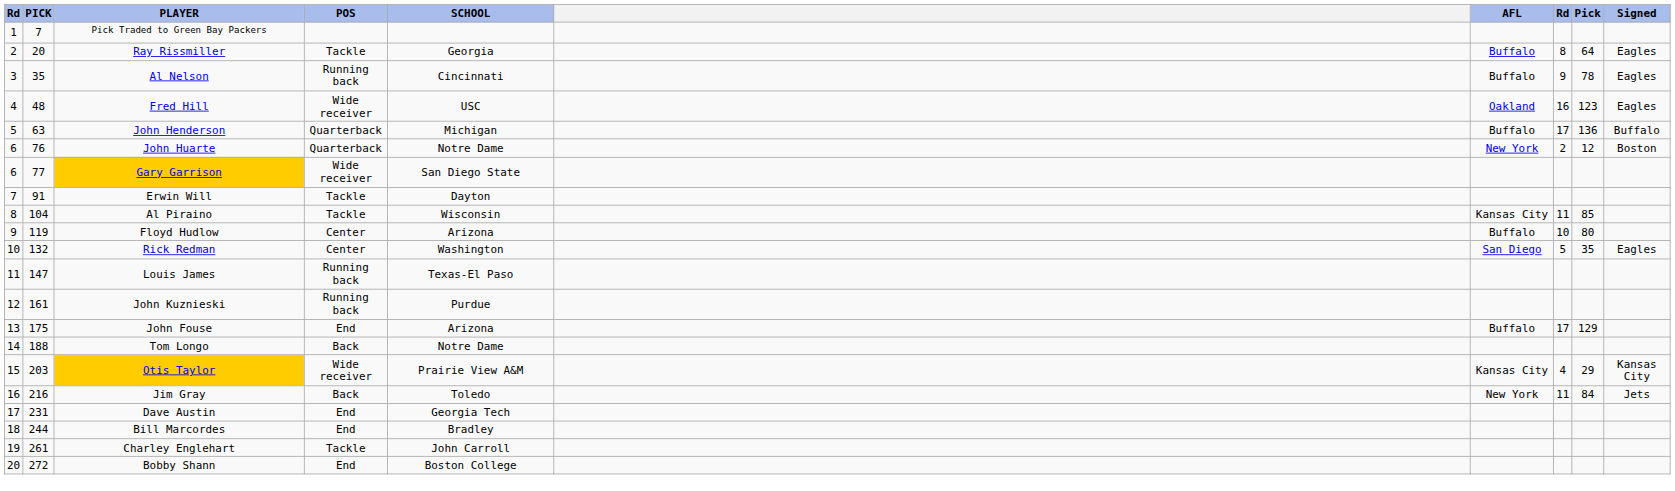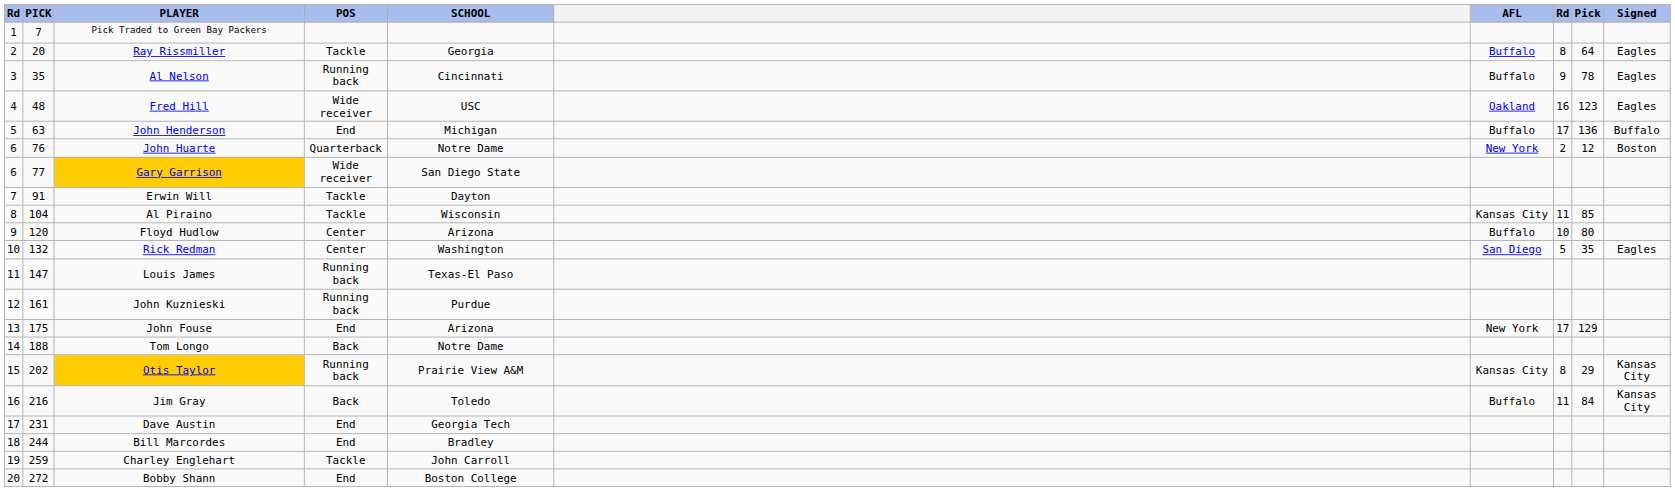(346, 130) Quarterback -> (346, 130) End
(39, 232) 119 -> (39, 232) 120
(1512, 328) Buffalo -> (1512, 328) New York
(39, 370) 203 -> (39, 370) 202
(346, 370) Wide receiver -> (346, 370) Running back
(1563, 370) 4 -> (1563, 370) 8
(1512, 394) New York -> (1512, 401) Buffalo
(1637, 394) Jets -> (1637, 401) Kansas City
(39, 448) 261 -> (39, 460) 259
